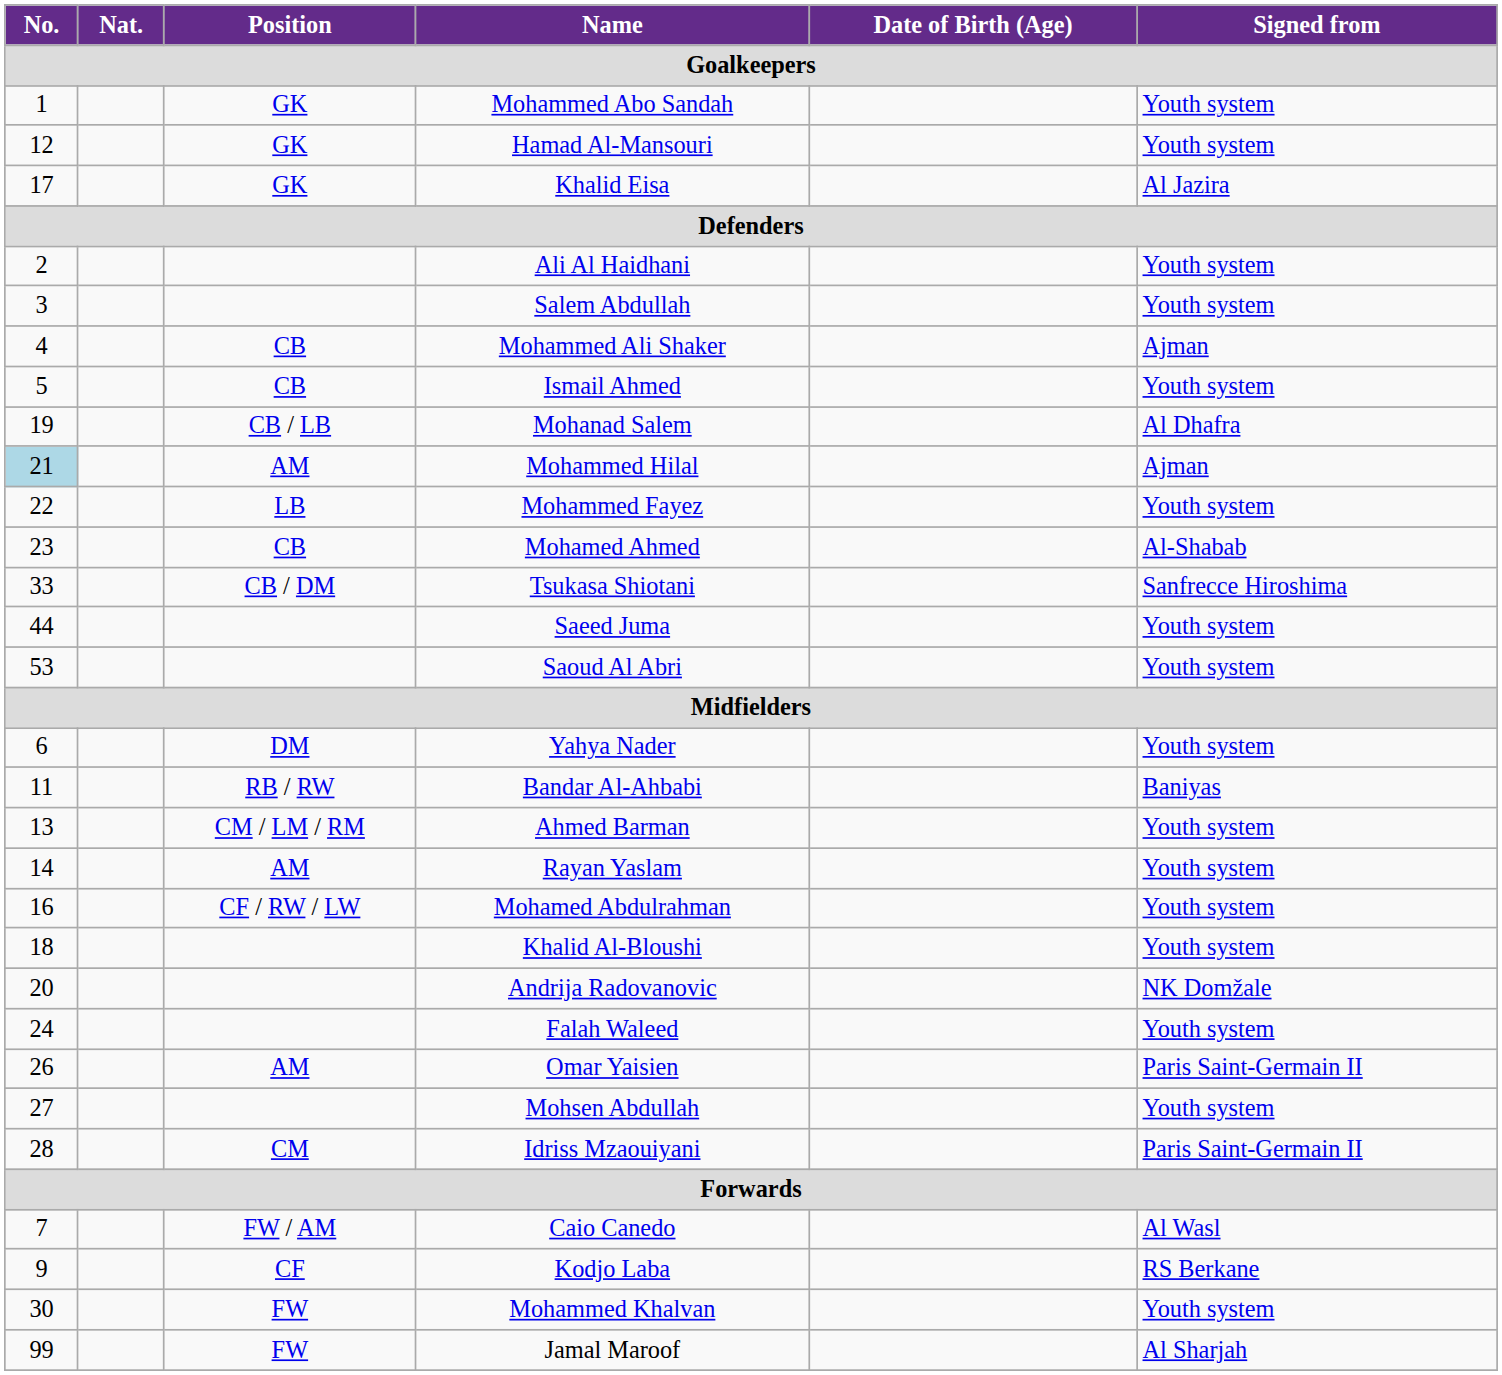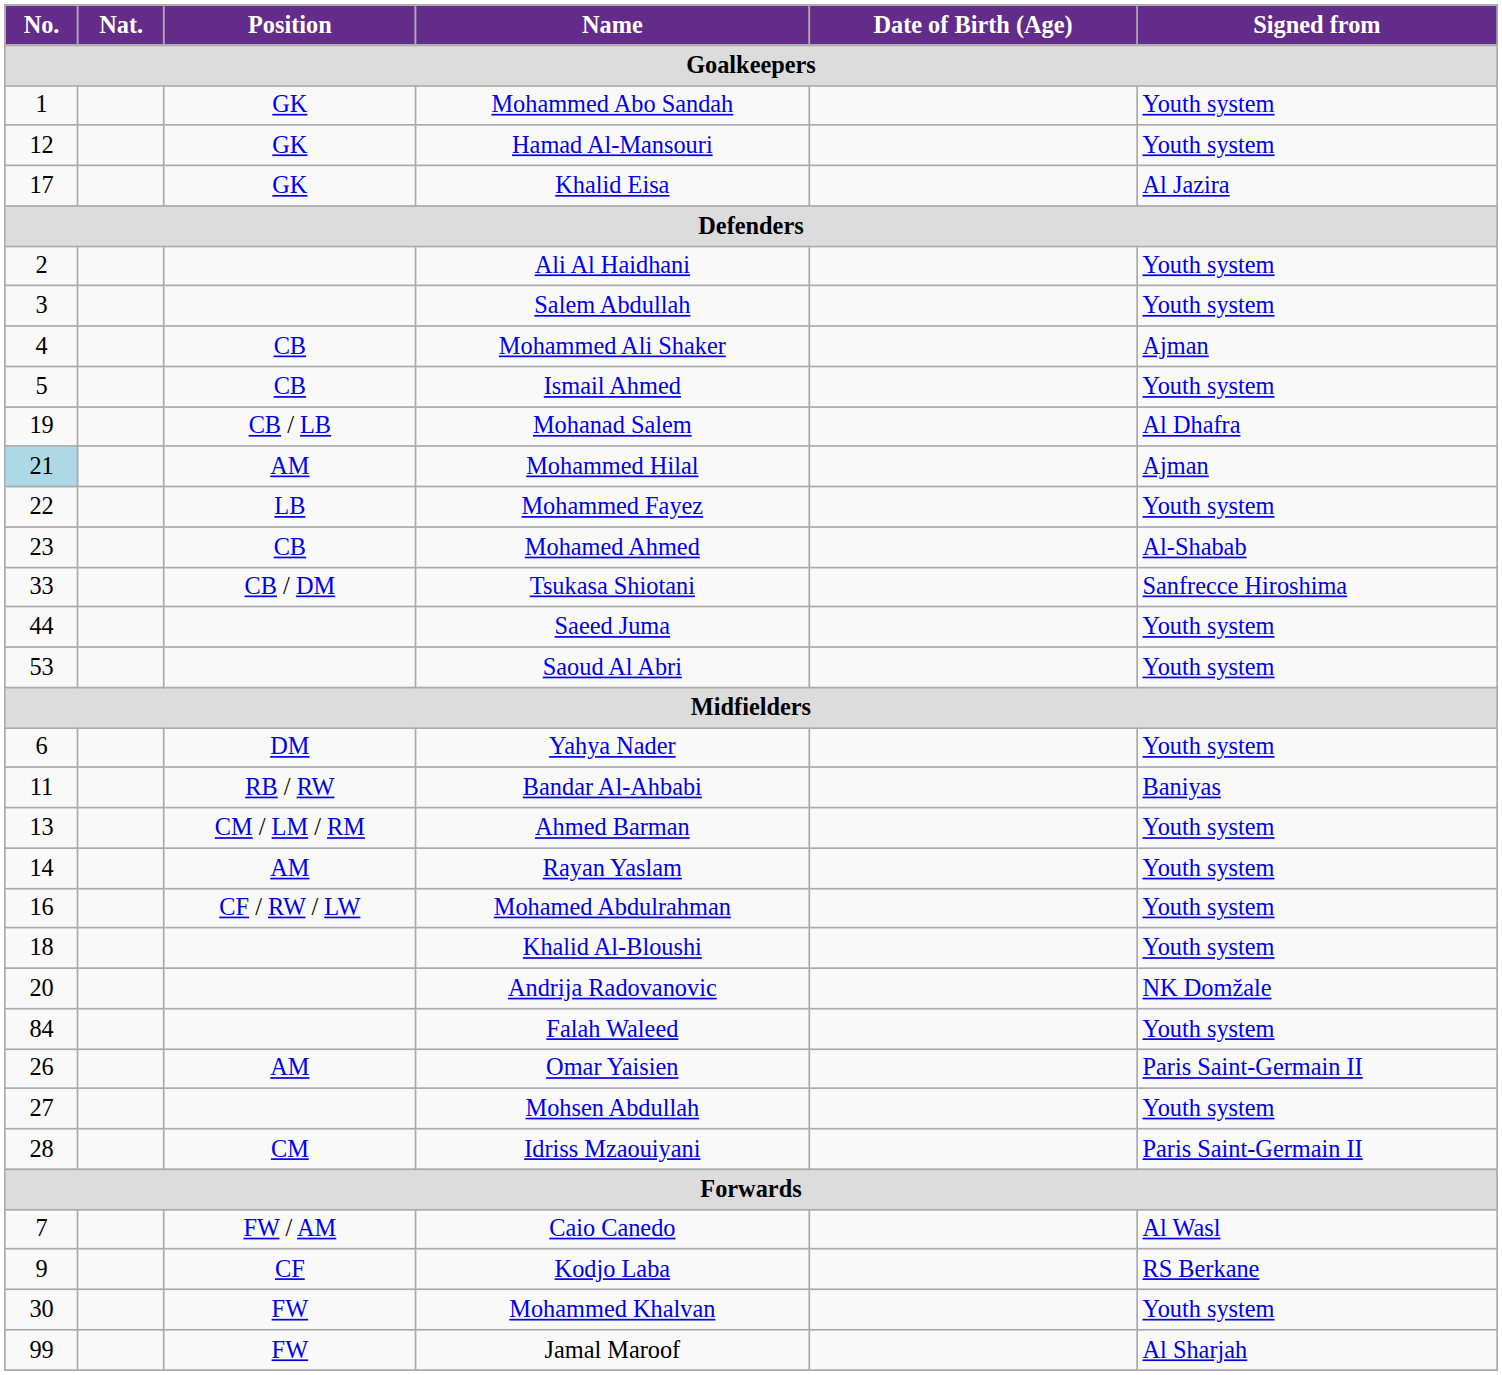(42, 1028) 24 -> (42, 1028) 84
